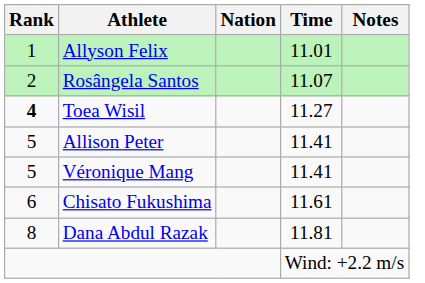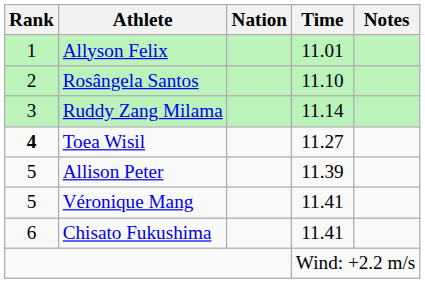(311, 80) 11.07 -> (322, 80) 11.10
+ row: (143, 111)
(311, 141) 11.41 -> (322, 171) 11.39
(311, 202) 11.61 -> (322, 232) 11.41
- row: (135, 232)
